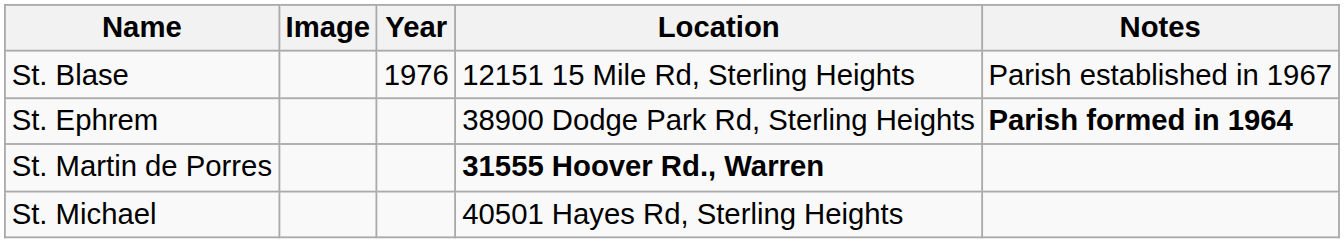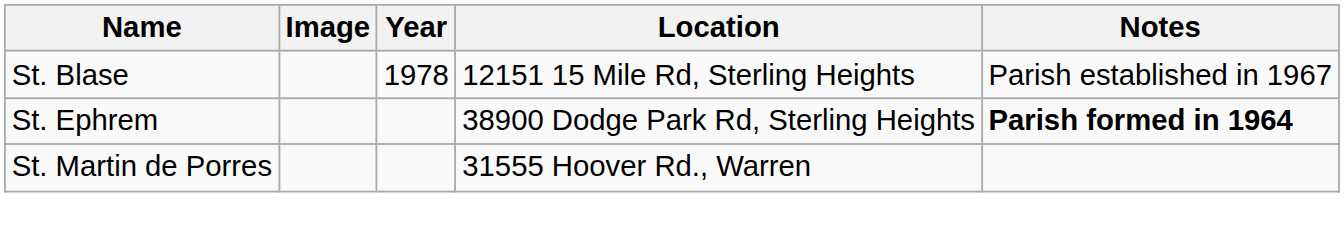(416, 74) 1976 -> (416, 74) 1978
(643, 167) bold -> (637, 167) normal
- row: (84, 213)
